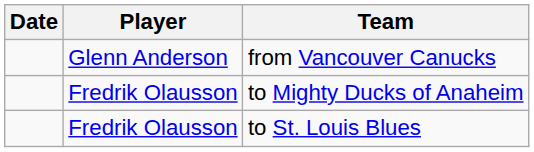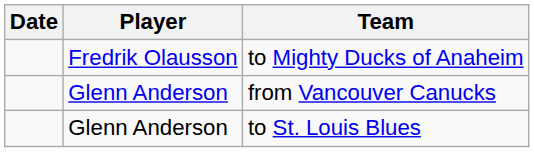rows swapped: (386, 92) <-> (372, 57)
(153, 127) Fredrik Olausson -> (148, 127) Glenn Anderson
